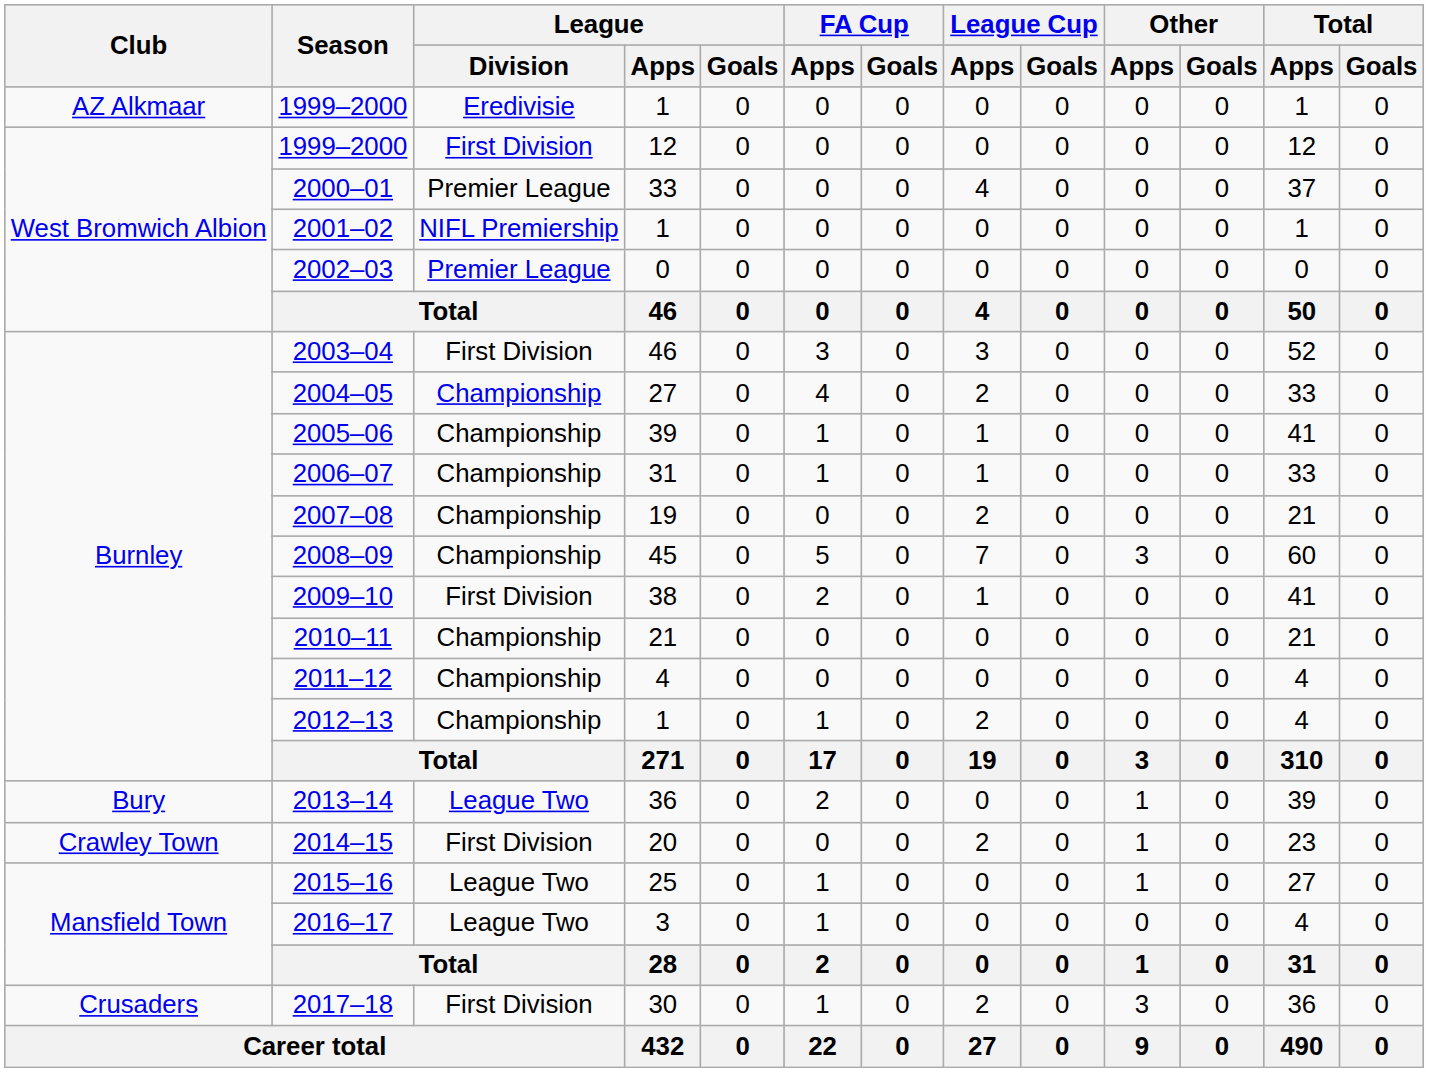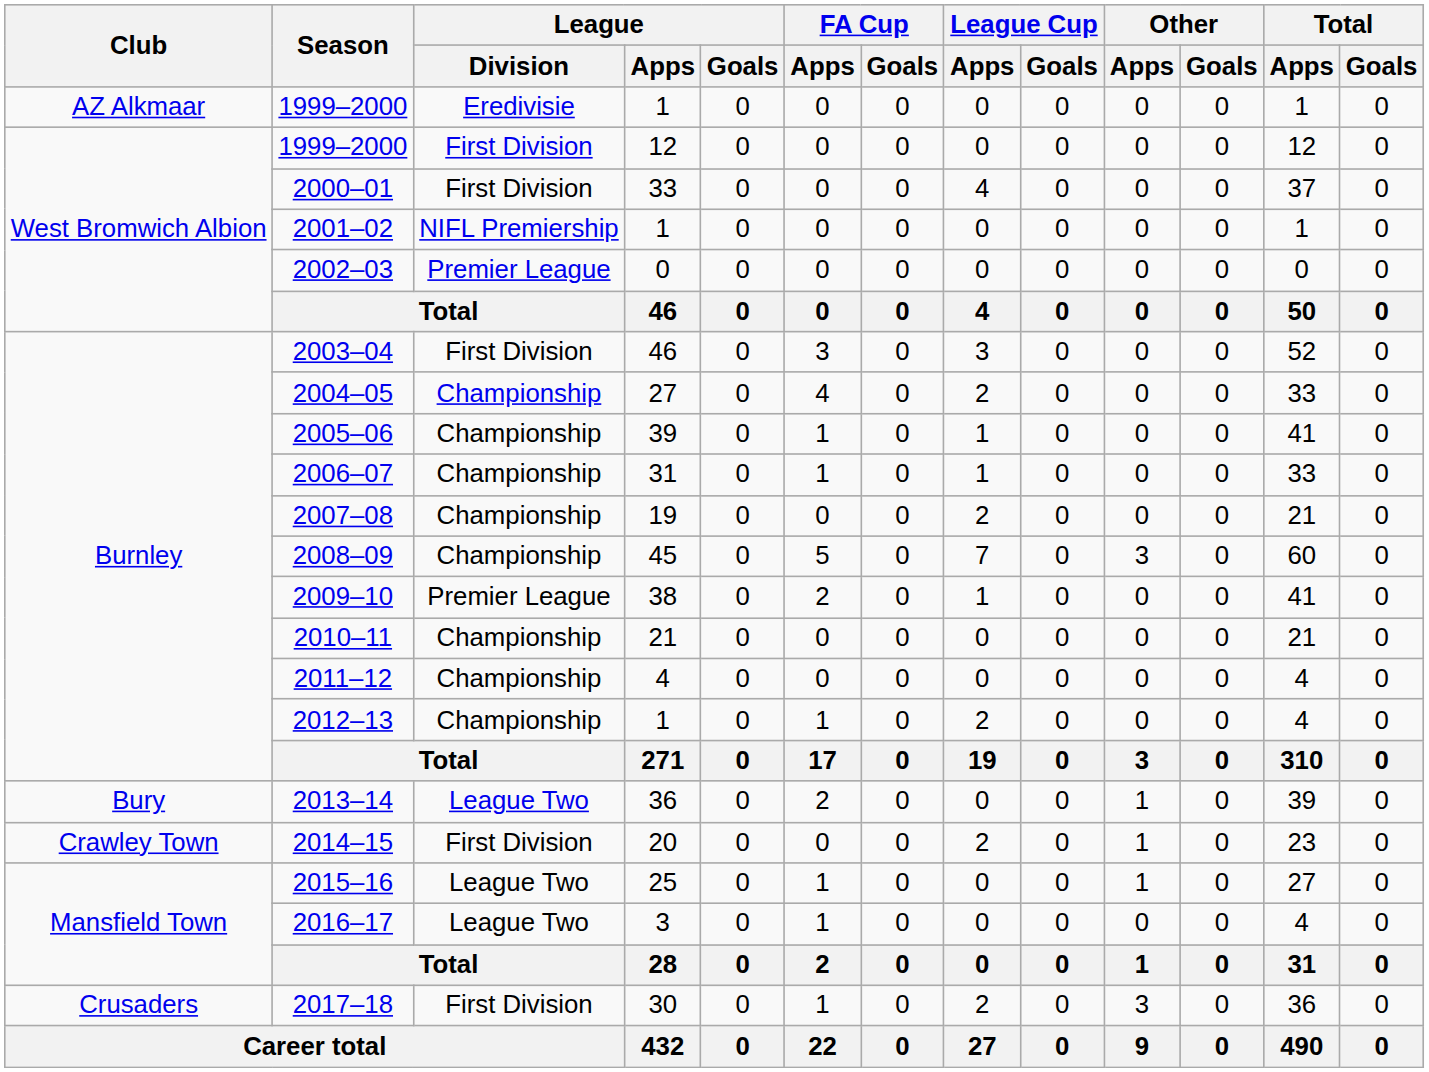(519, 188) Premier League -> (519, 188) First Division
(519, 596) First Division -> (519, 596) Premier League
